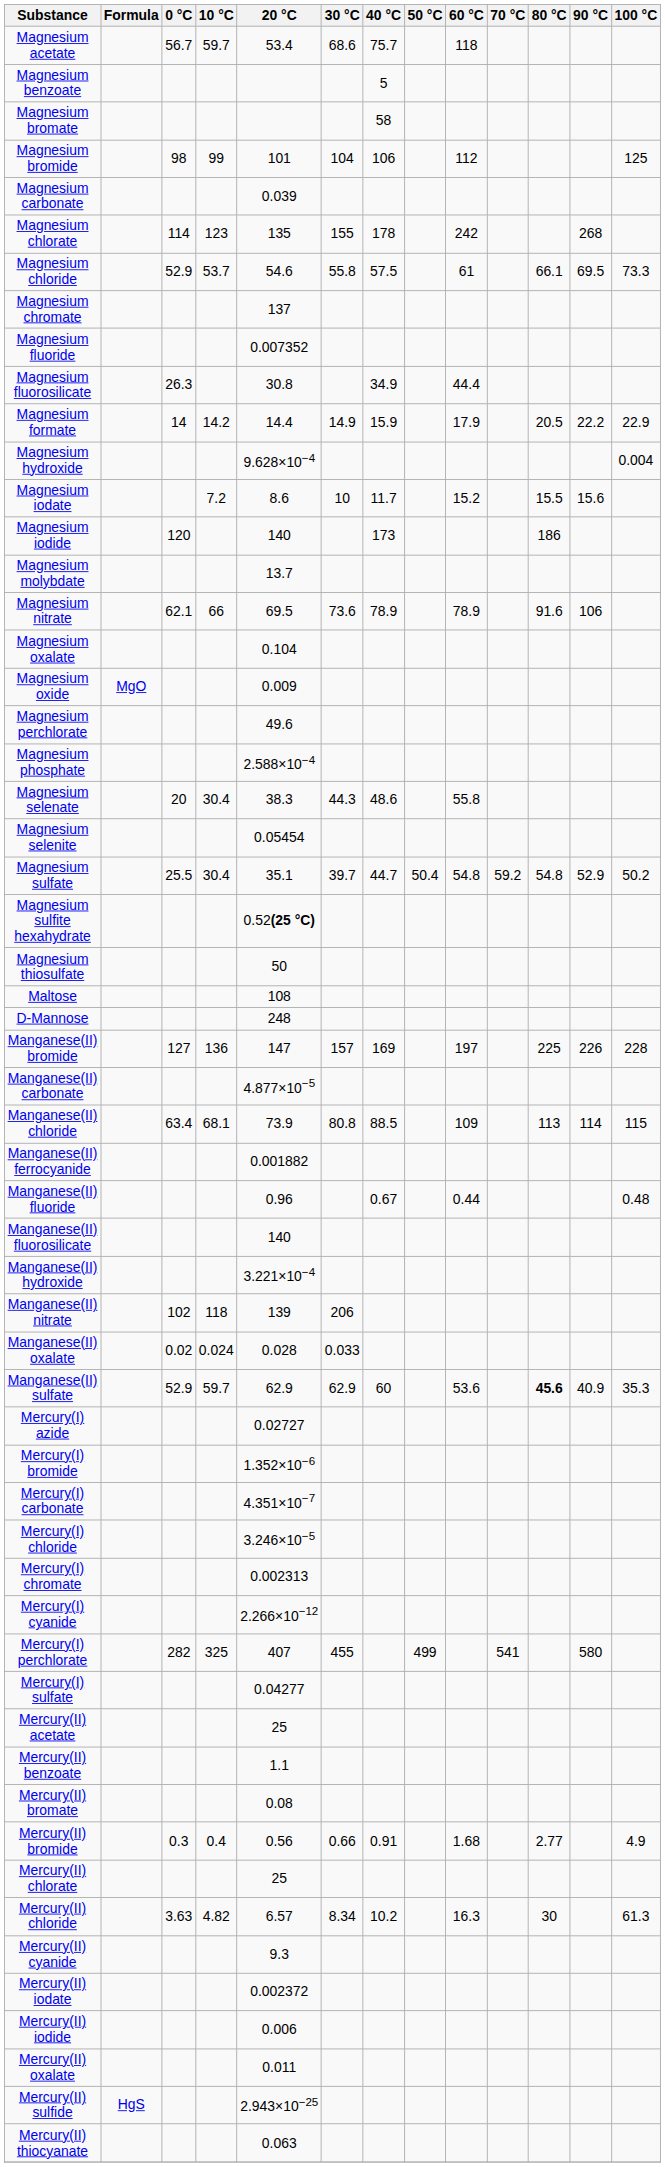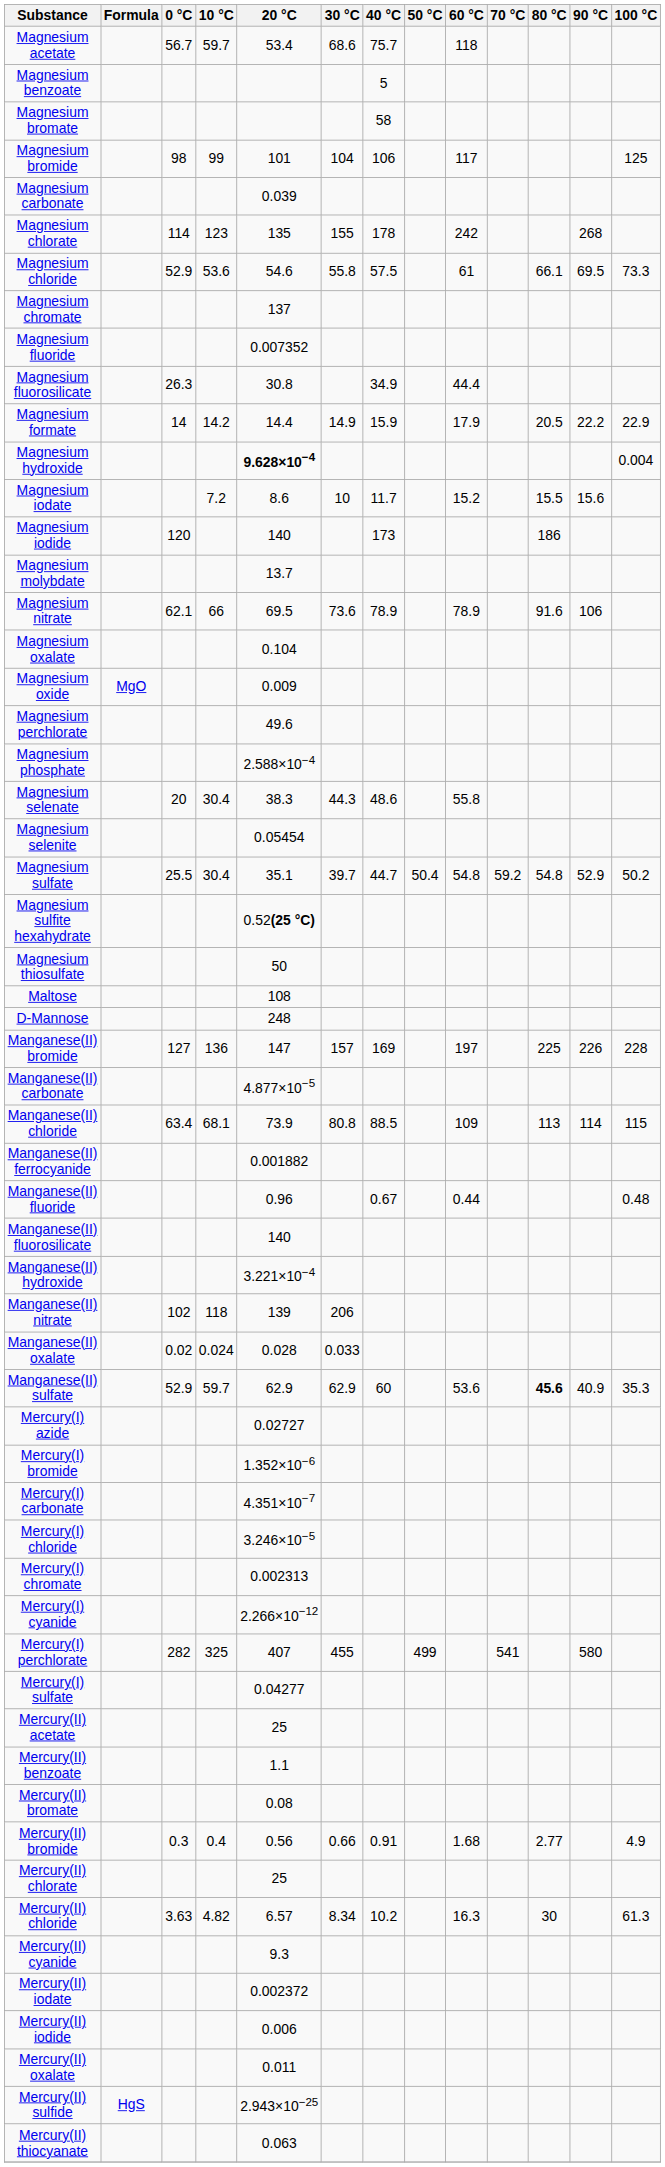(466, 158) 112 -> (466, 158) 117
(216, 271) 53.7 -> (216, 271) 53.6
(279, 460) normal -> (279, 460) bold
